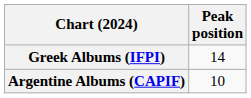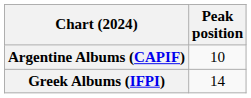rows swapped: (97, 81) <-> (97, 57)
